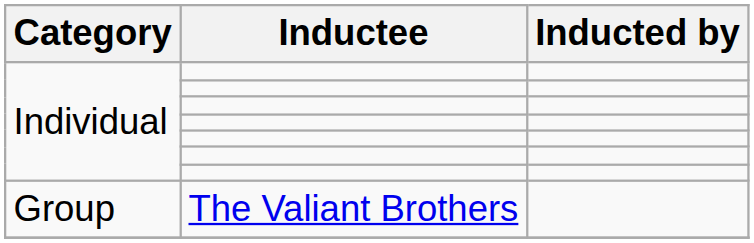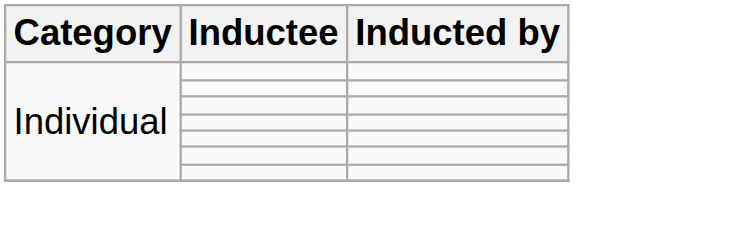- row: (64, 208)
